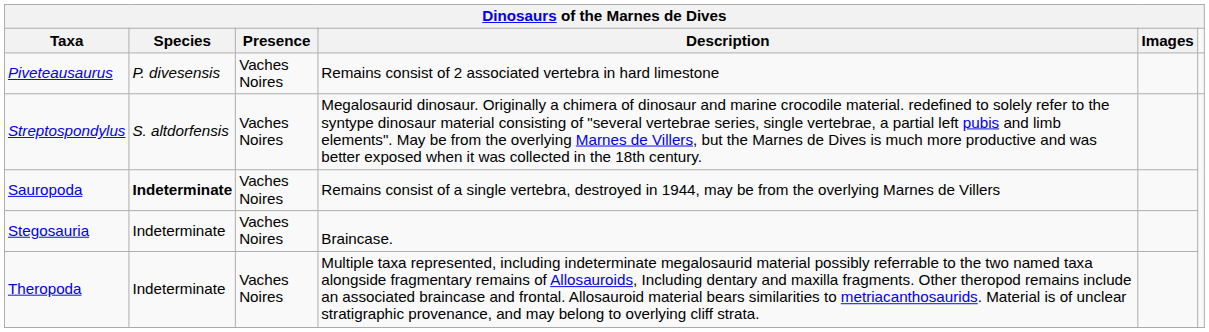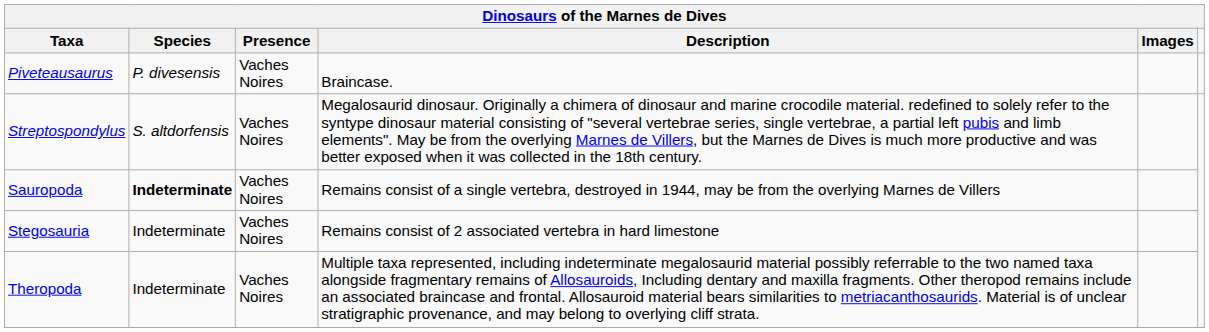(520, 73) Remains consist of 2 associated vertebra in hard limestone -> (357, 81) Braincase.
(357, 239) Braincase. -> (520, 231) Remains consist of 2 associated vertebra in hard limestone
